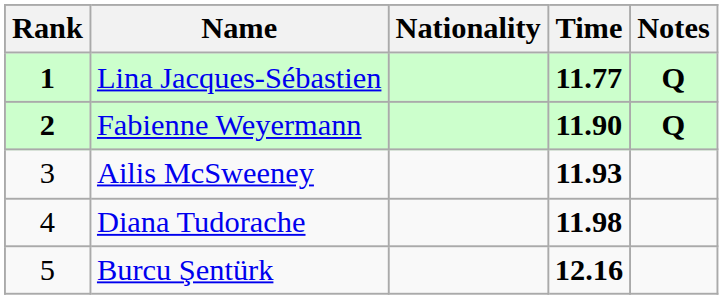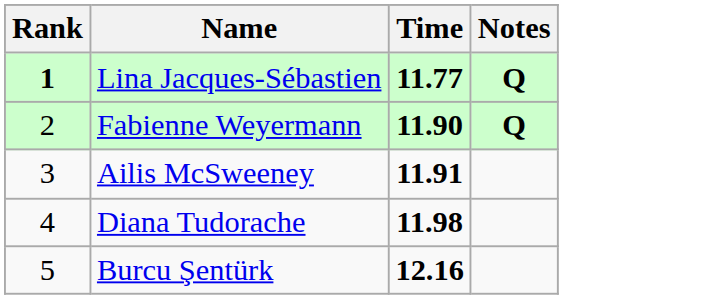- column: (468, 28)
(47, 125) bold -> (47, 125) normal
(589, 173) 11.93 -> (430, 173) 11.91
